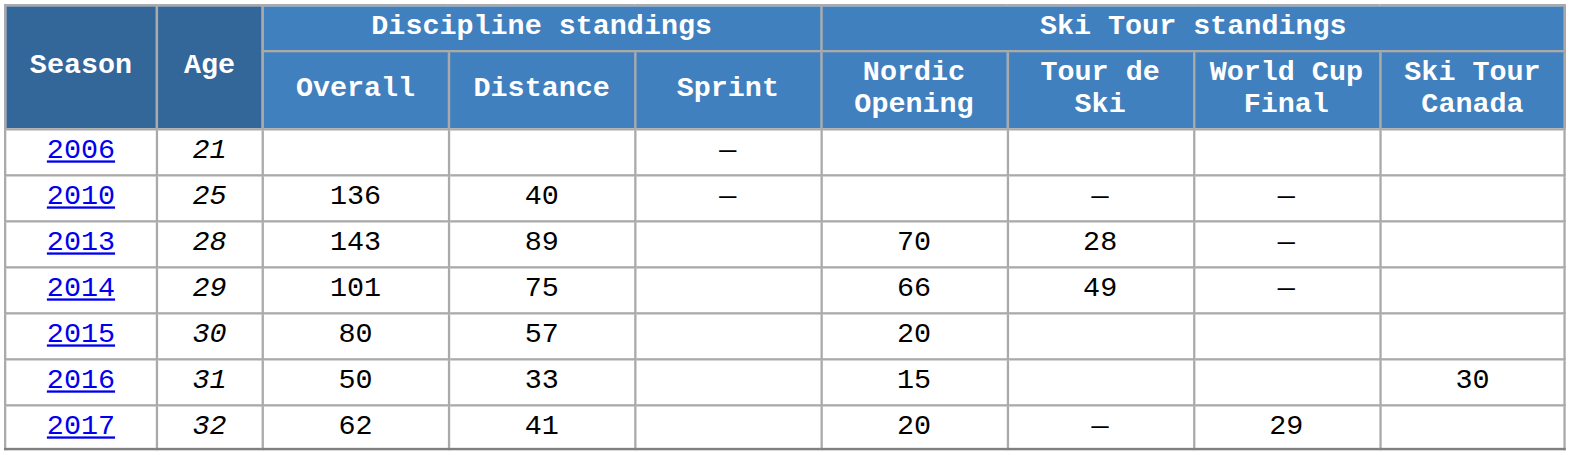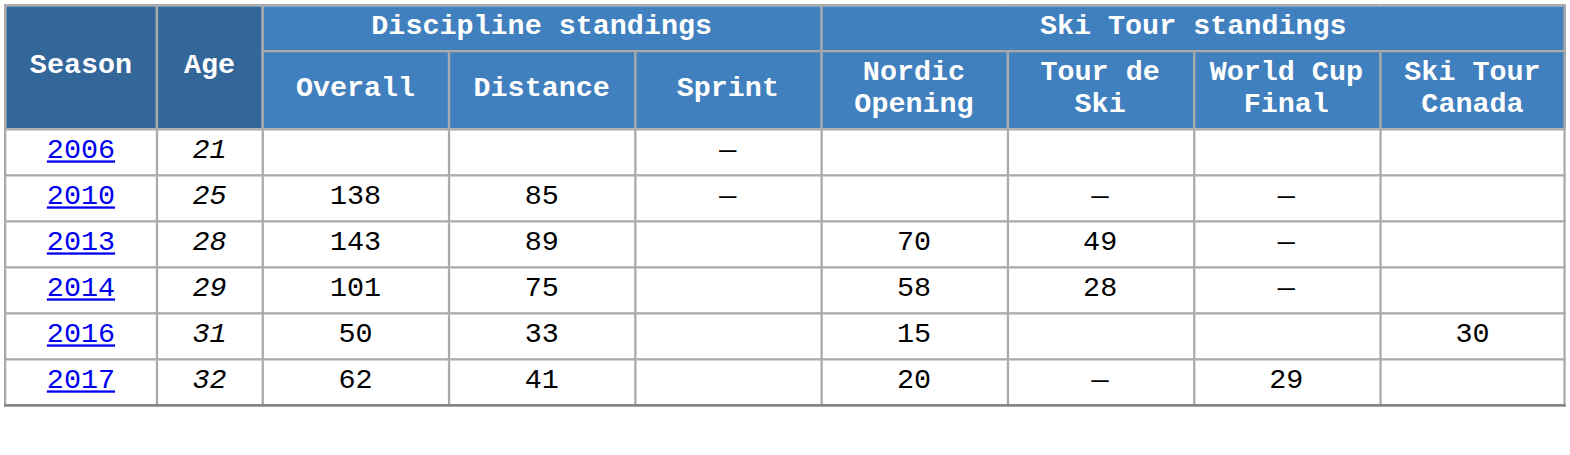(356, 198) 136 -> (356, 198) 138
(542, 198) 40 -> (542, 198) 85
(1100, 244) 28 -> (1100, 244) 49
(914, 290) 66 -> (914, 290) 58
(1100, 290) 49 -> (1100, 290) 28
- row: (81, 336)
